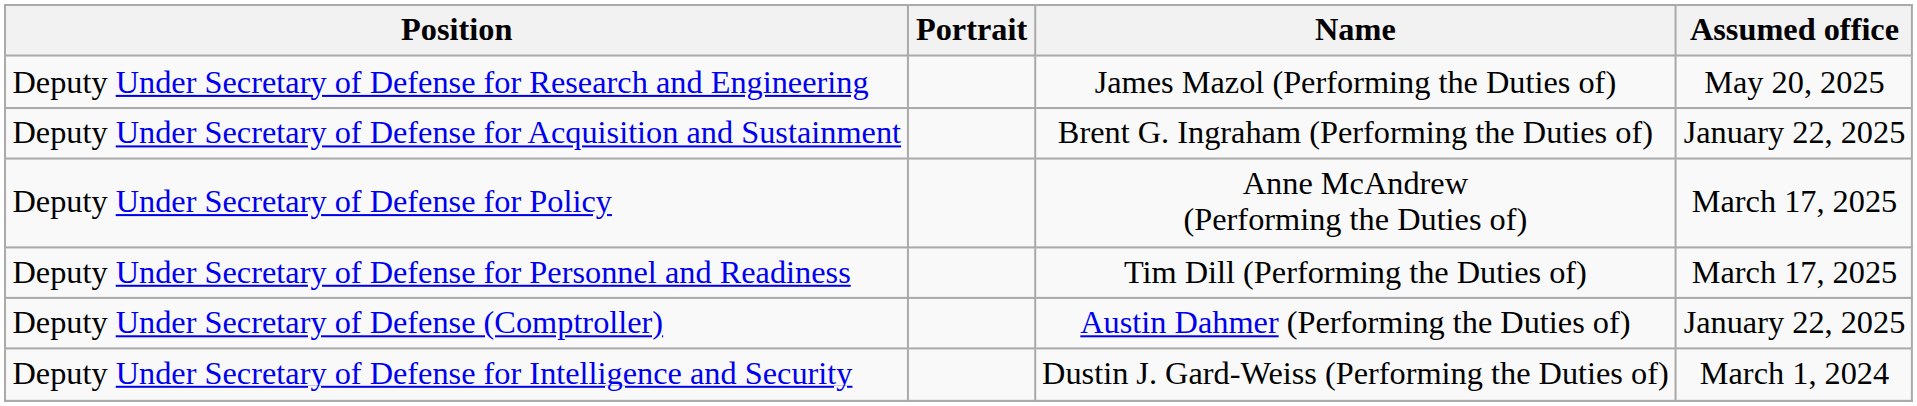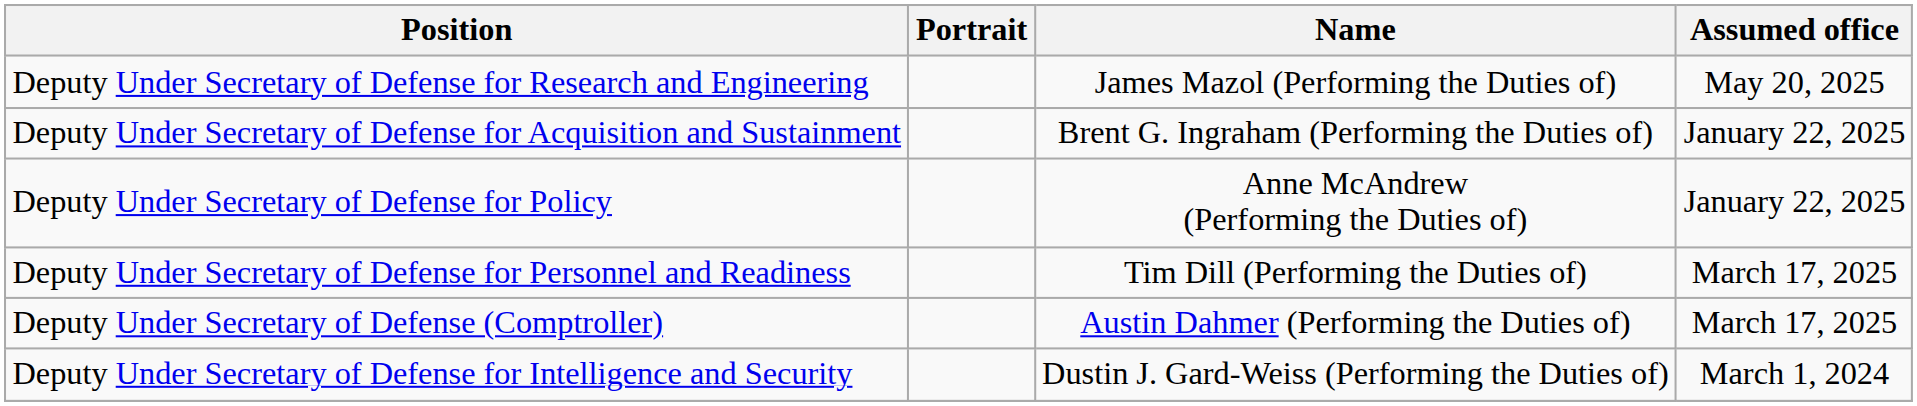(1794, 202) March 17, 2025 -> (1794, 202) January 22, 2025
(1794, 322) January 22, 2025 -> (1794, 322) March 17, 2025
